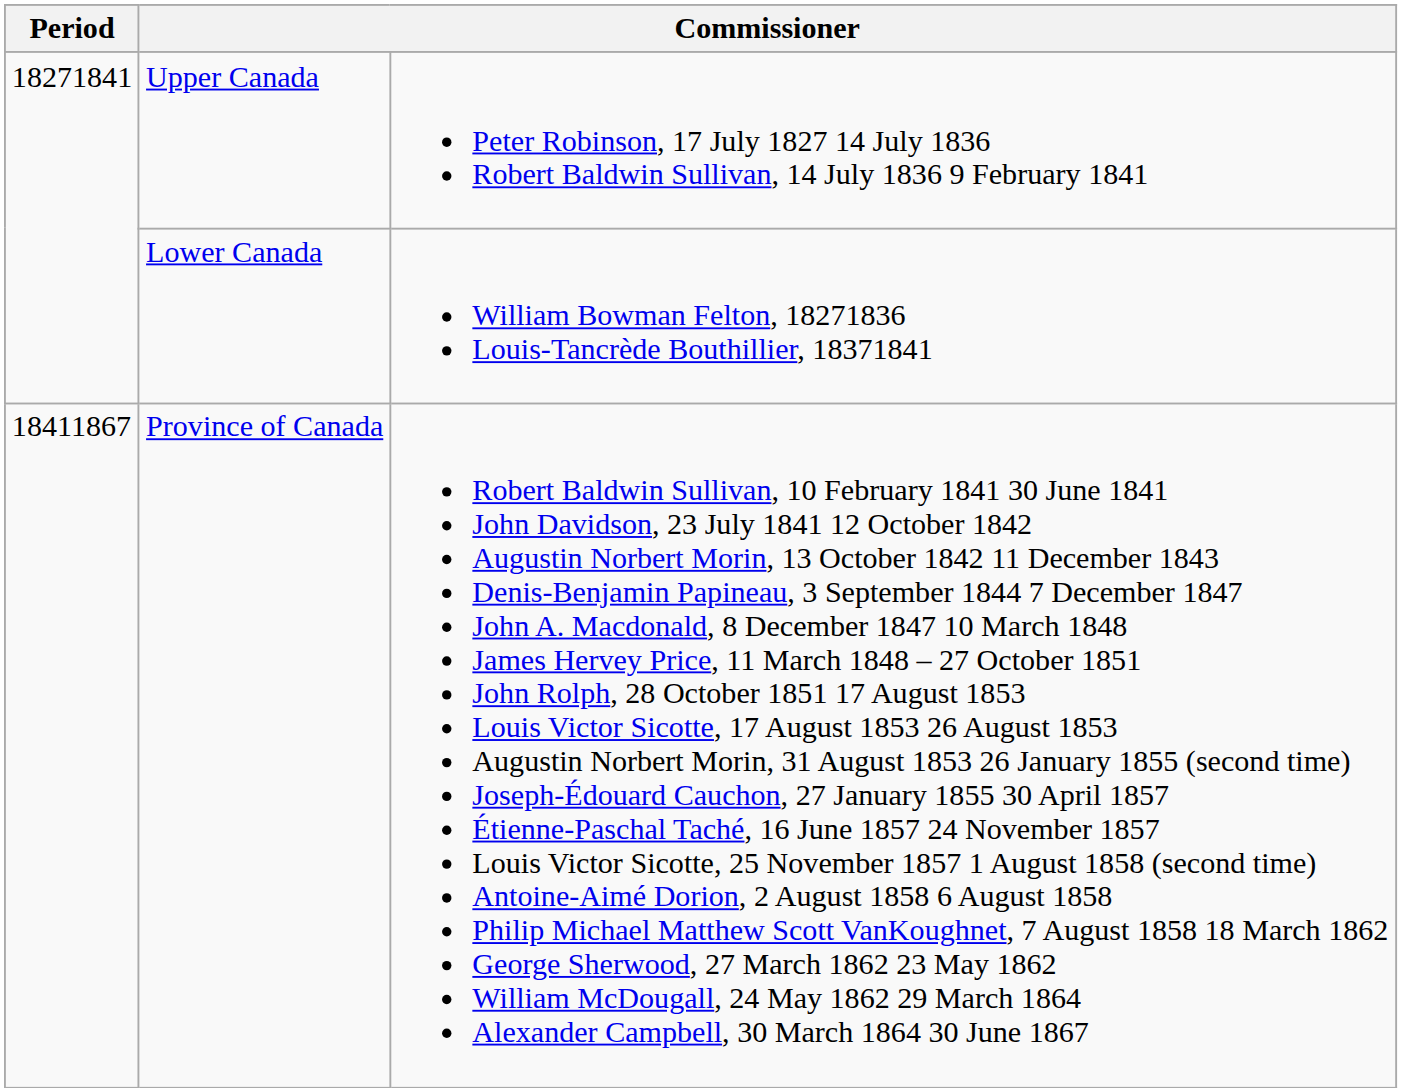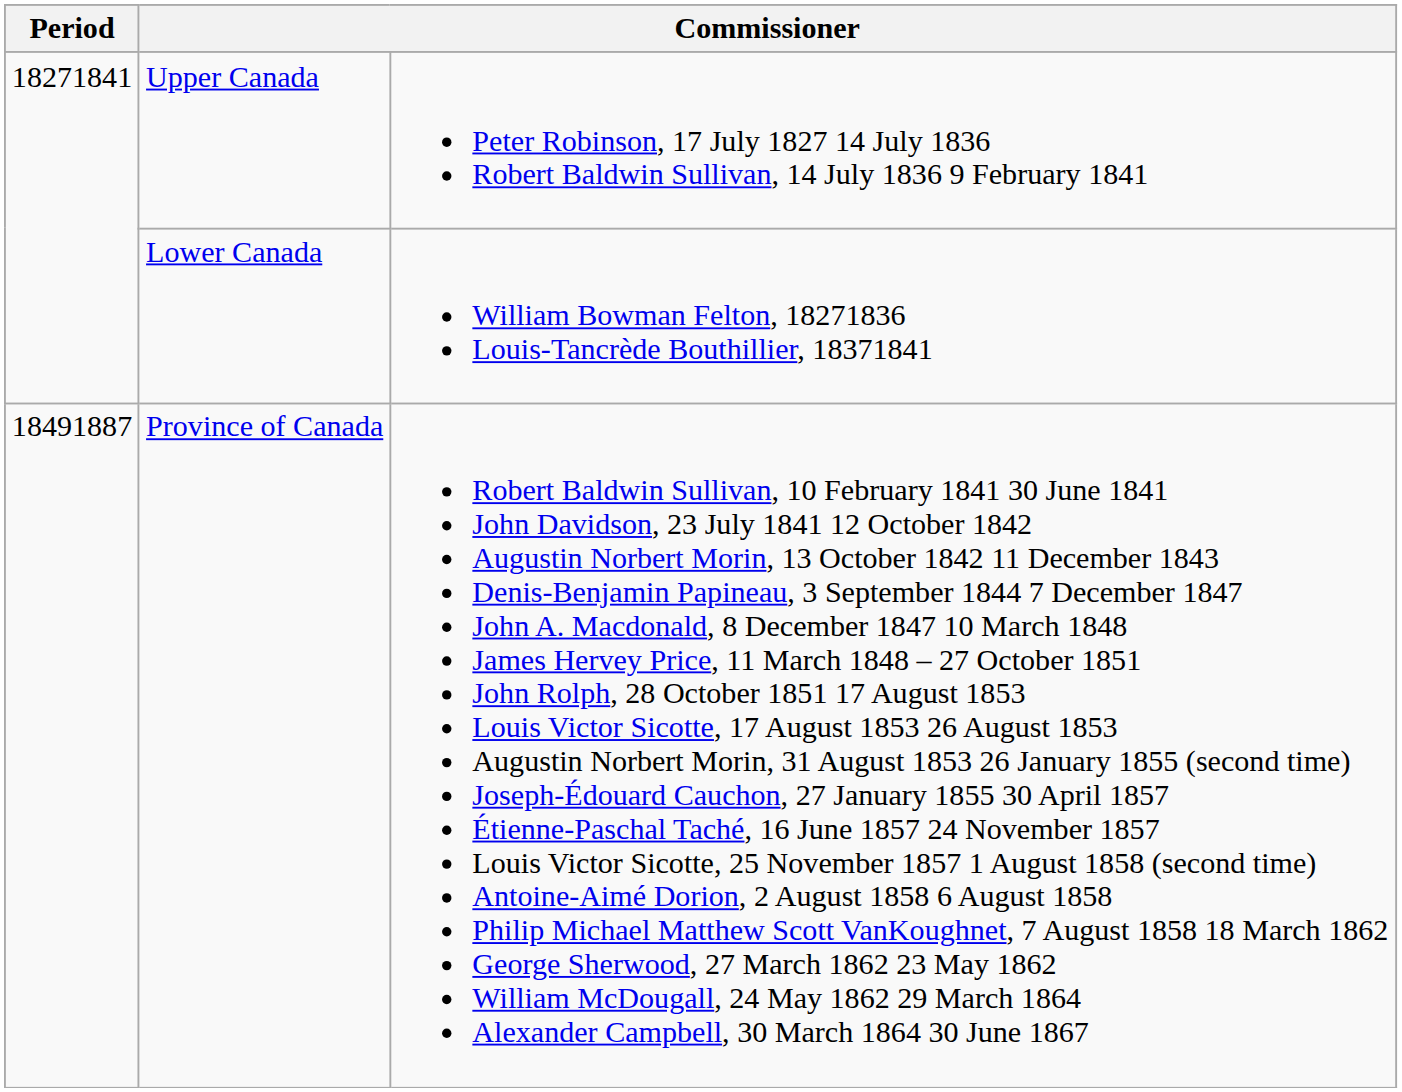(71, 427) 18411867 -> (72, 427) 18491887
